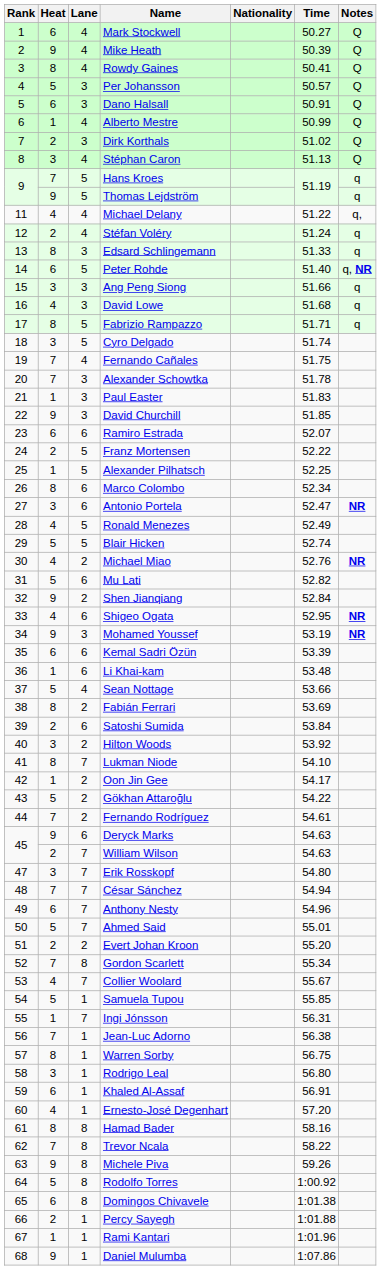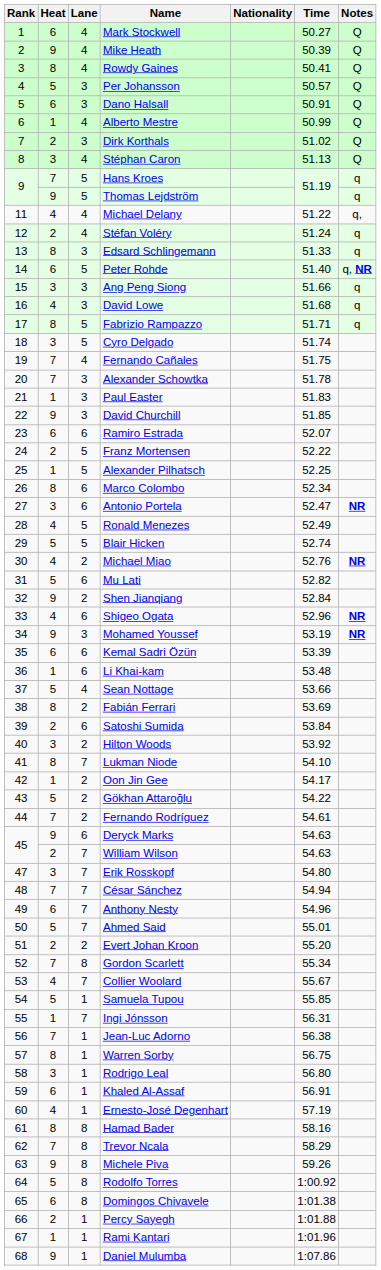(317, 616) 52.95 -> (317, 616) 52.96
(317, 1109) 57.20 -> (317, 1109) 57.19
(317, 1146) 58.22 -> (317, 1146) 58.29
